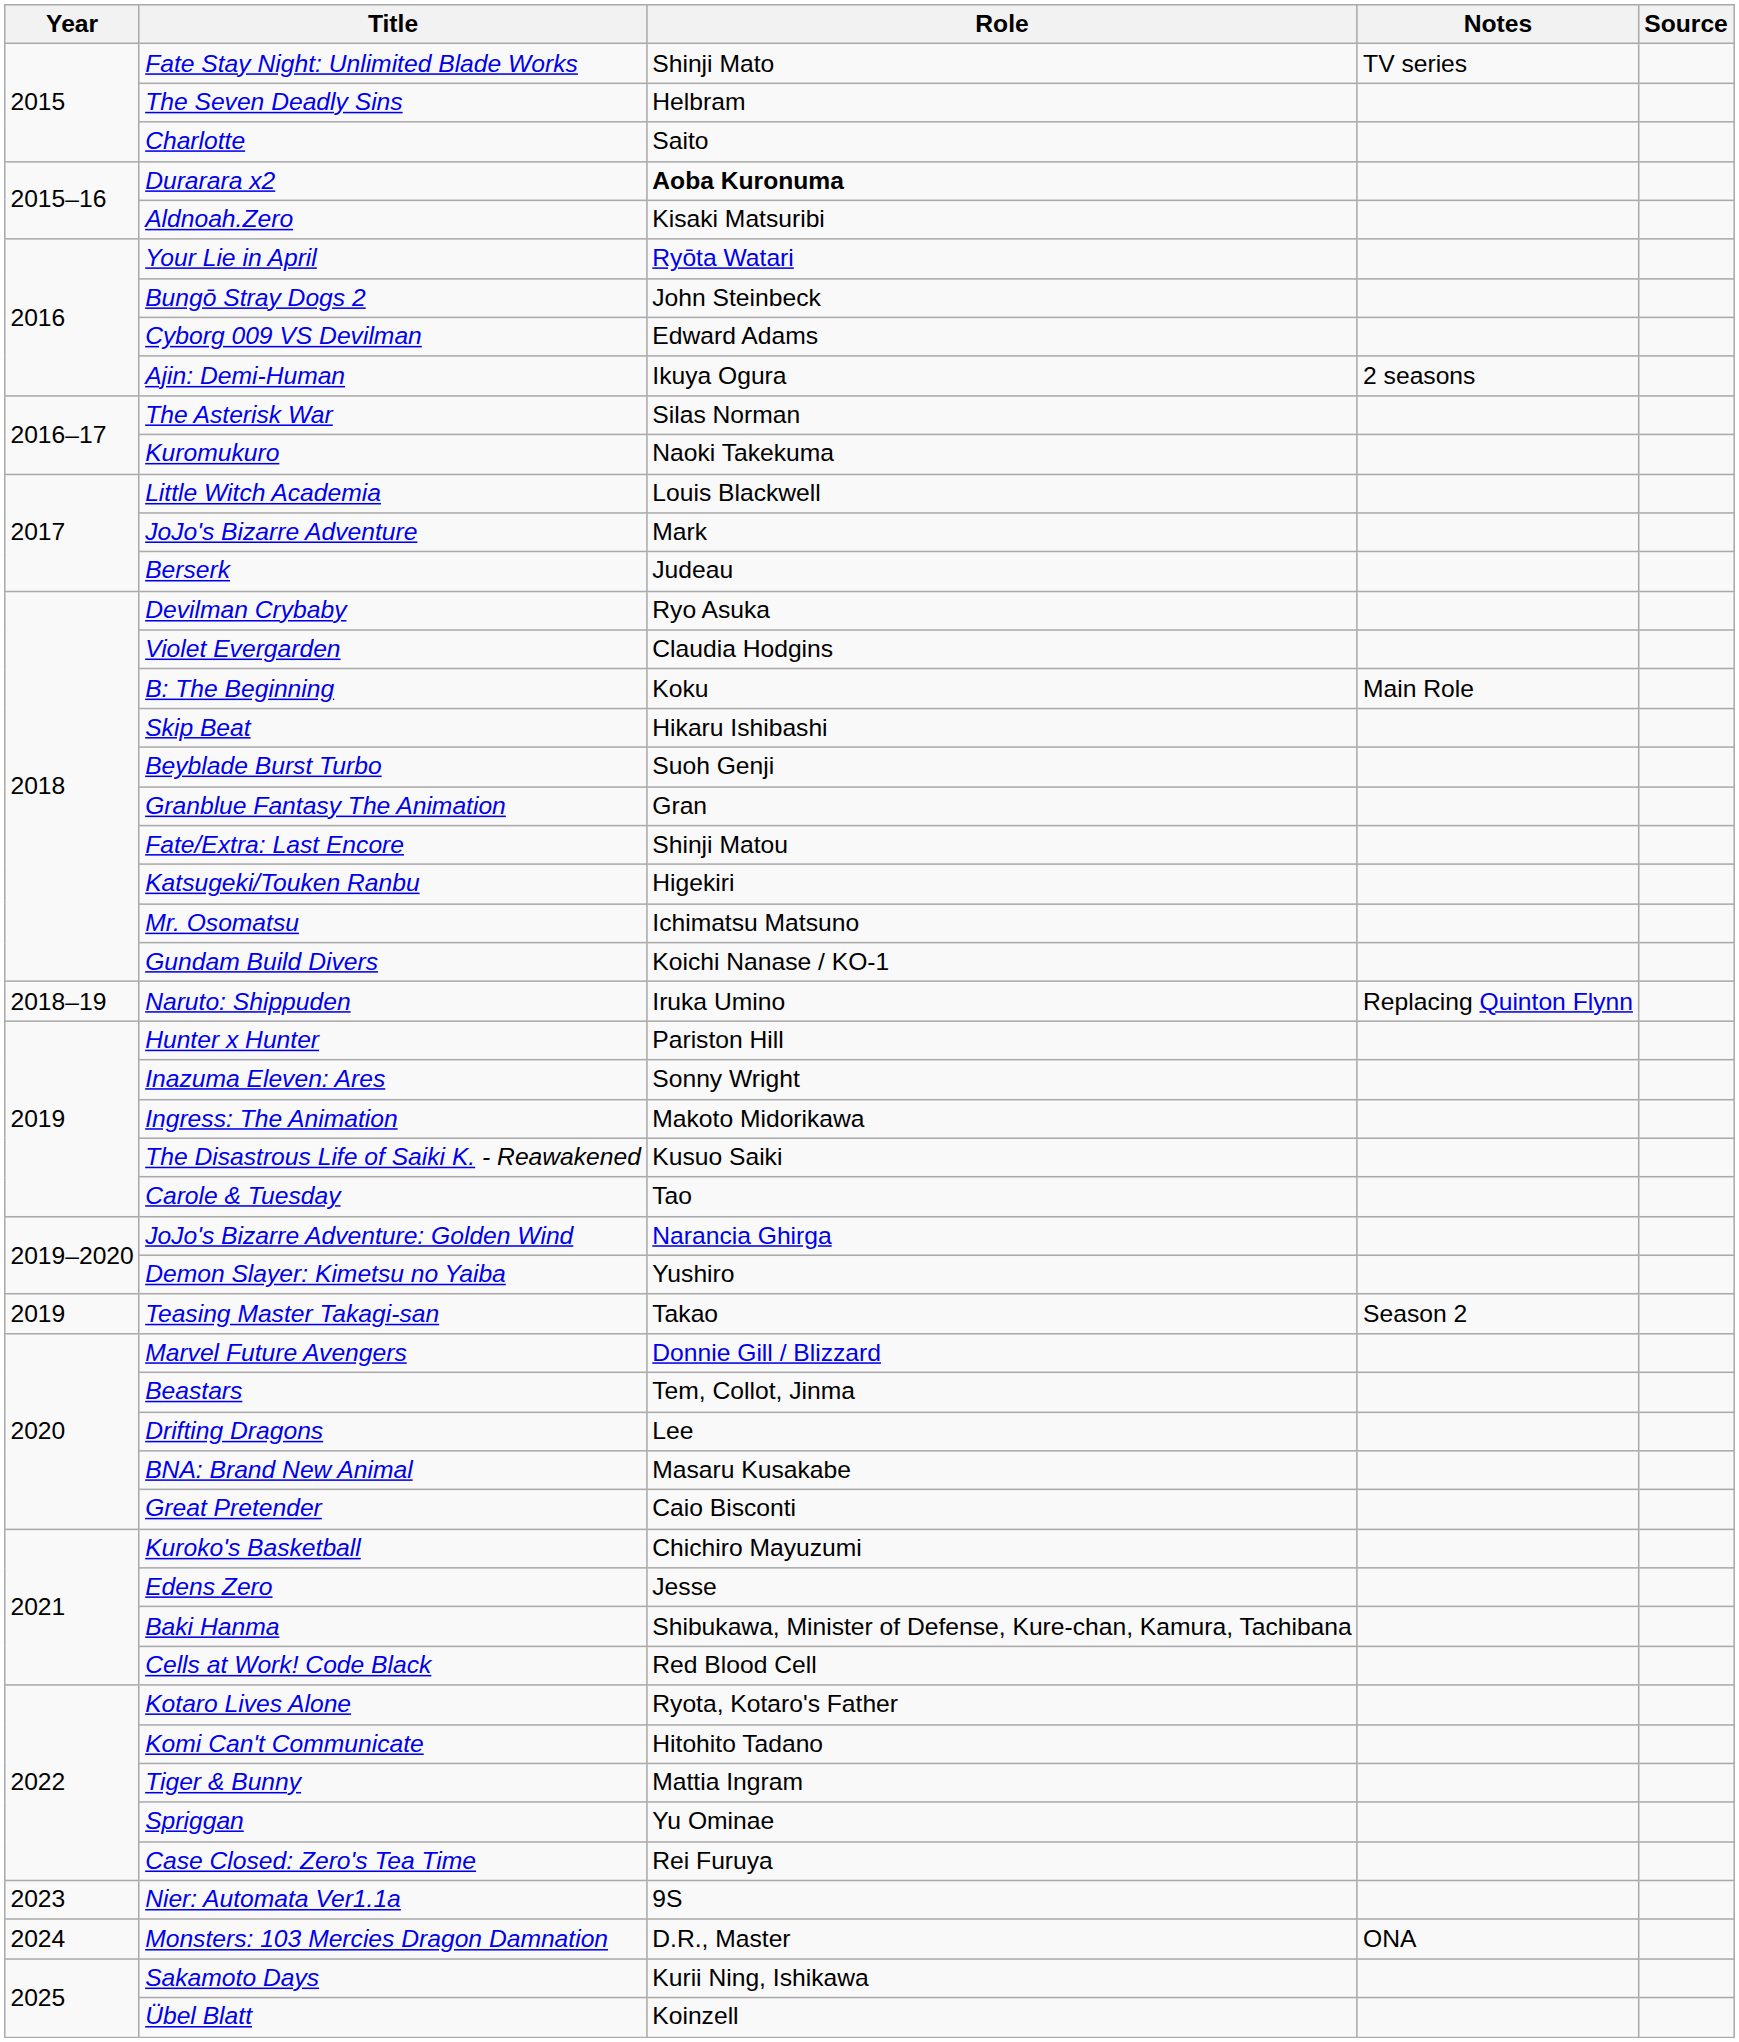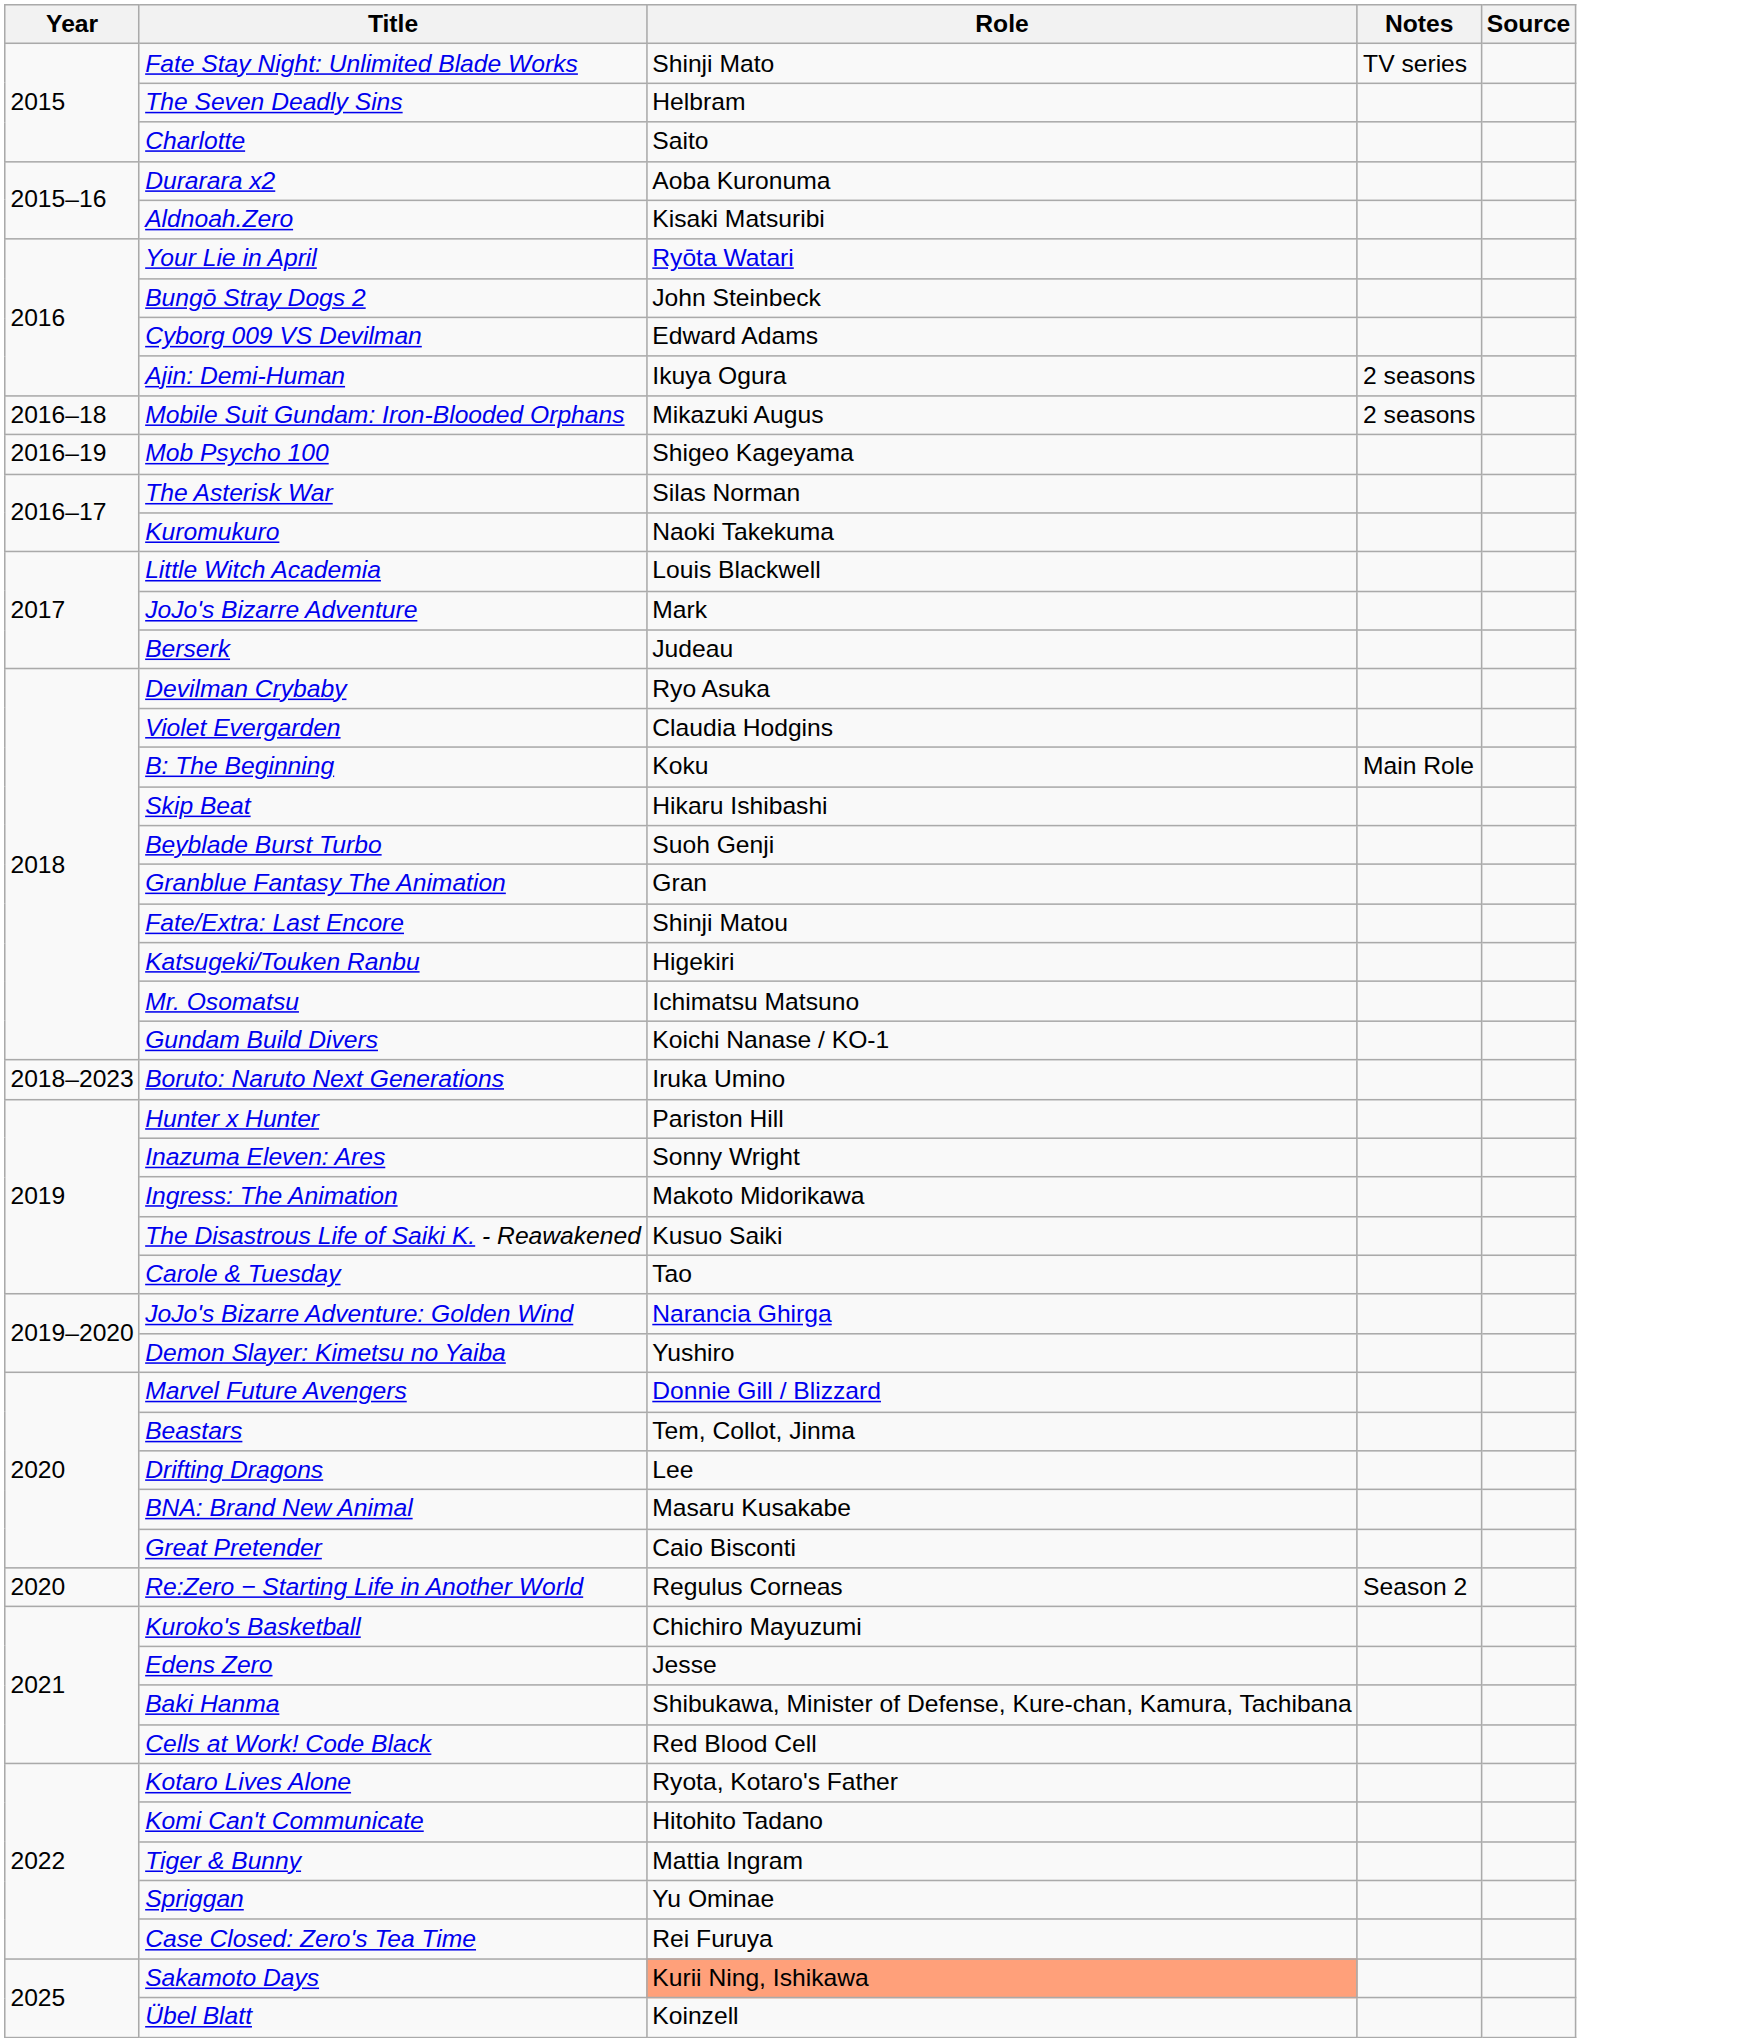(748, 180) bold -> (741, 180) normal
+ row: (385, 414)
+ row: (237, 453)
- row: (248, 1000)
+ row: (325, 1079)
- row: (292, 1313)
+ row: (364, 1587)
- row: (273, 1899)
- row: (377, 1938)
(760, 1977) no background -> (760, 1977) lightsalmon background
